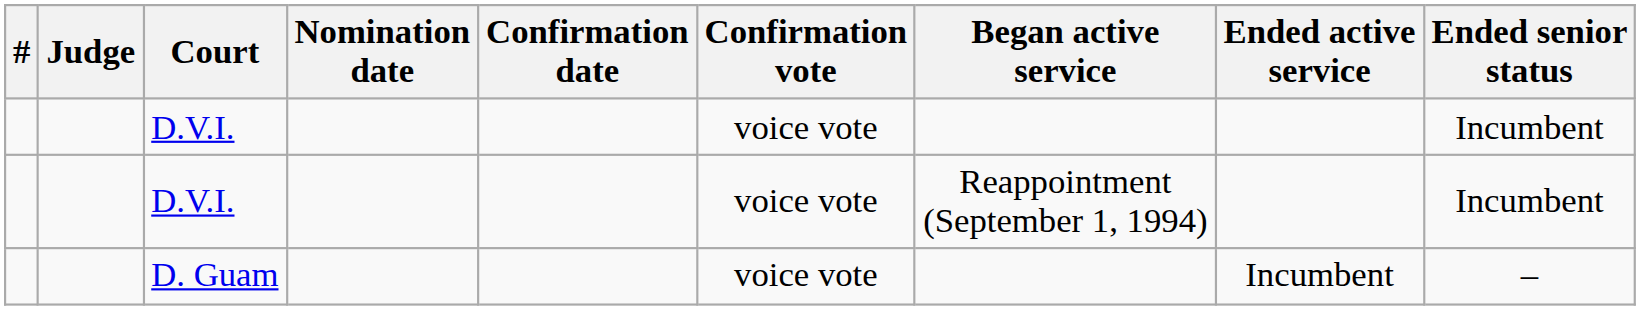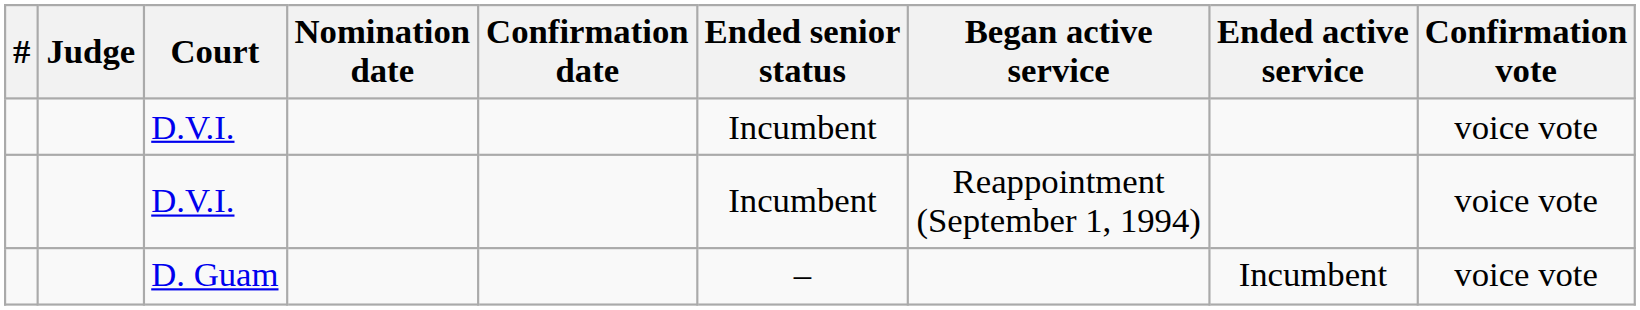columns swapped: (806, 51) <-> (1529, 51)
